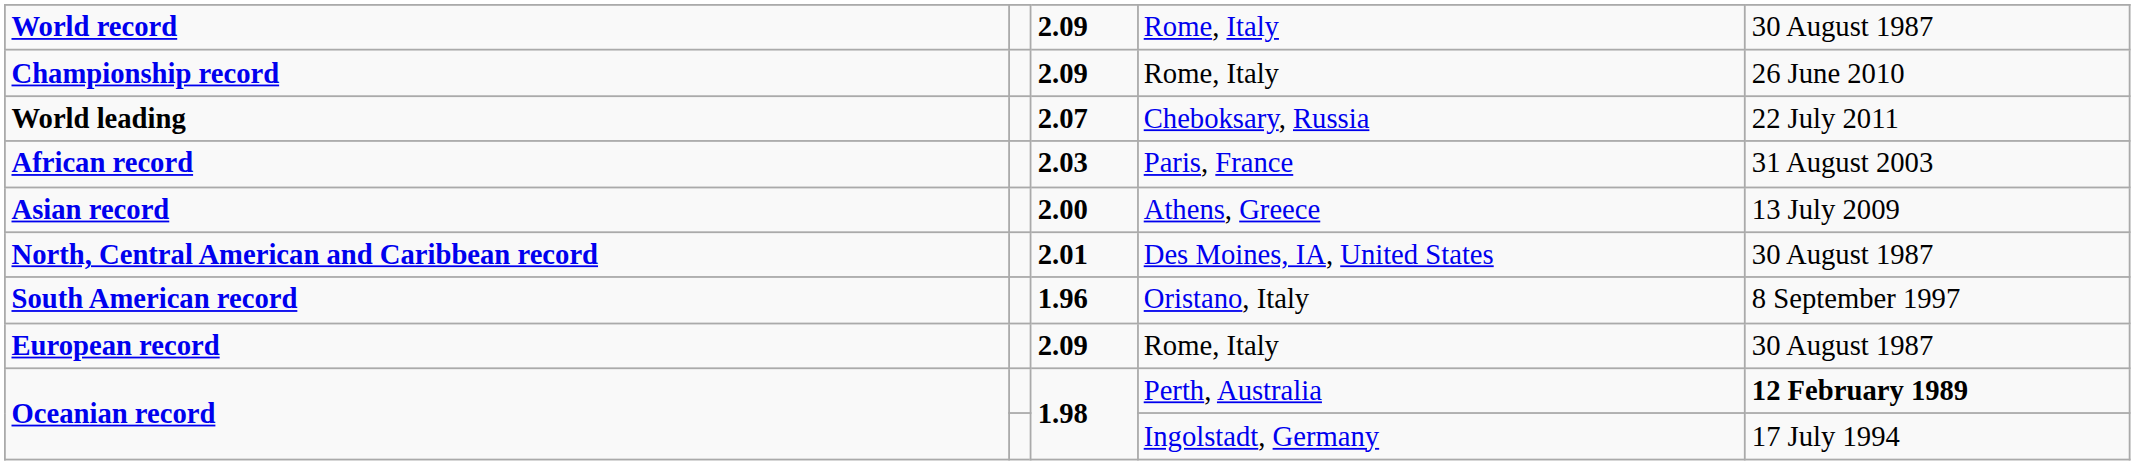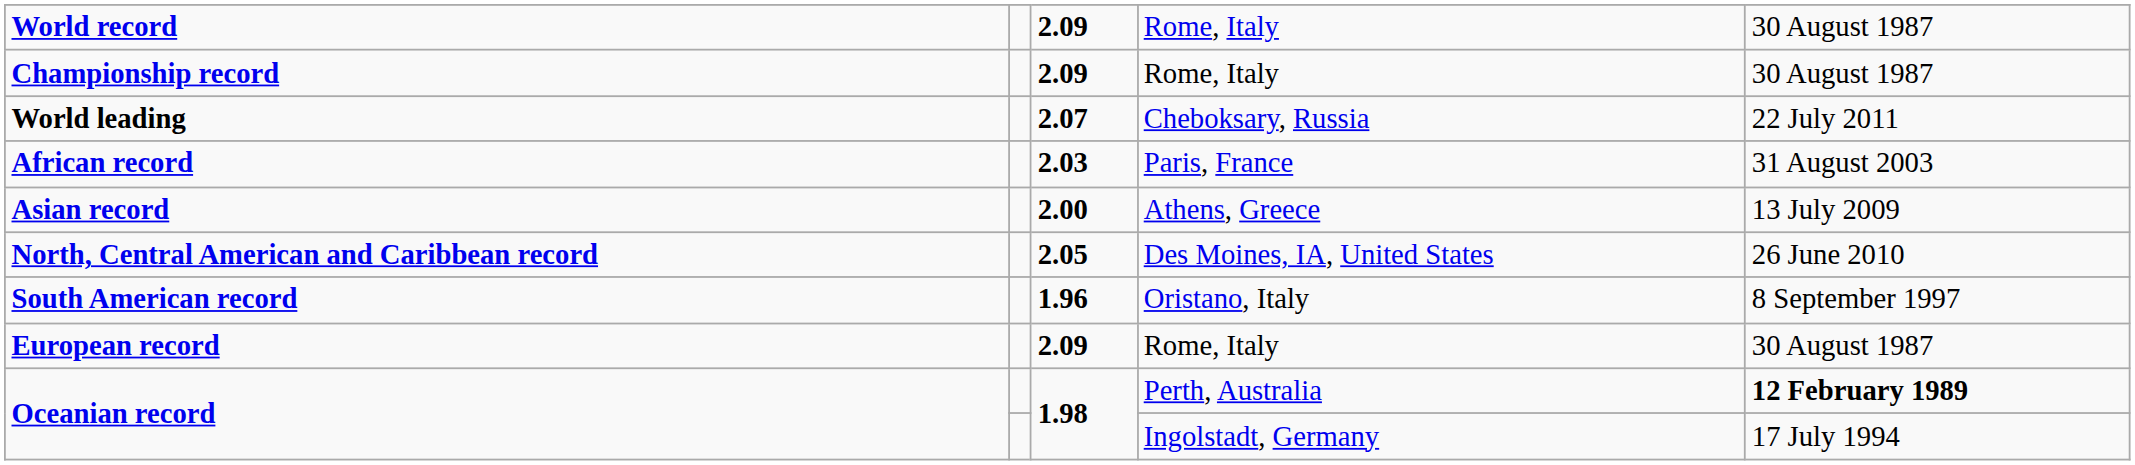(1828, 72) 26 June 2010 -> (1843, 72) 30 August 1987
(1063, 254) 2.01 -> (1063, 254) 2.05
(1843, 254) 30 August 1987 -> (1828, 254) 26 June 2010
